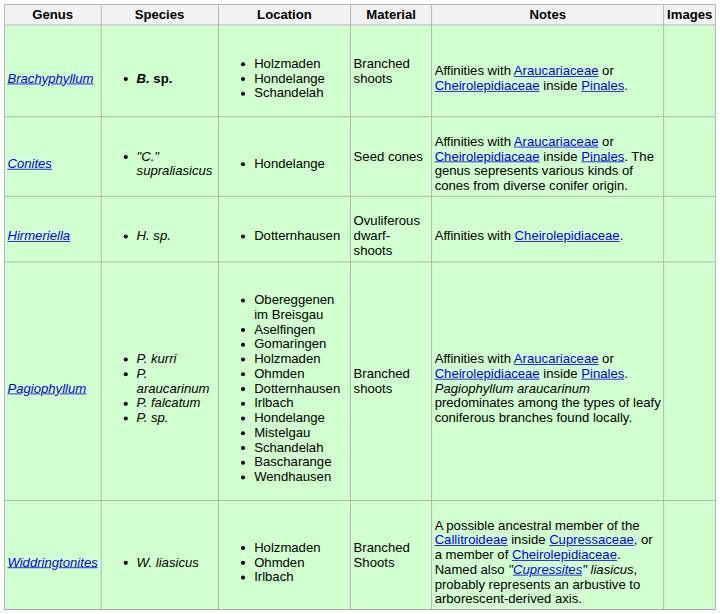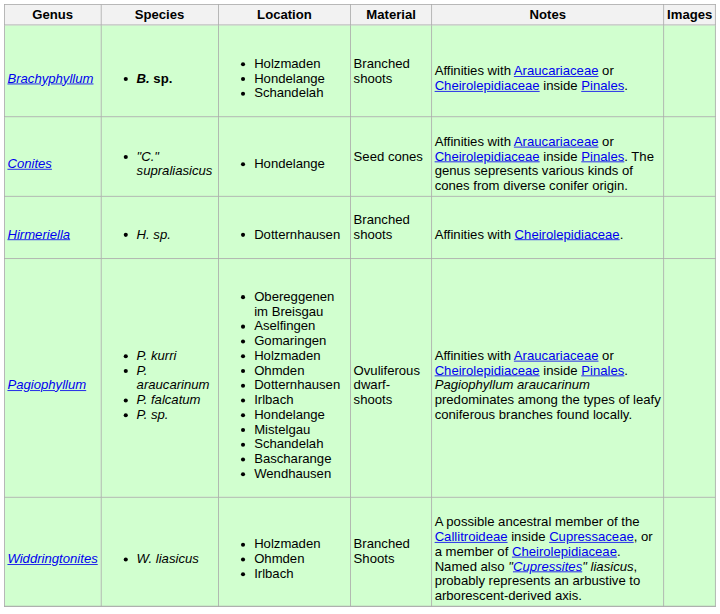(387, 236) Ovuliferous dwarf-shoots -> (382, 227) Branched shoots
(382, 381) Branched shoots -> (387, 385) Ovuliferous dwarf-shoots
